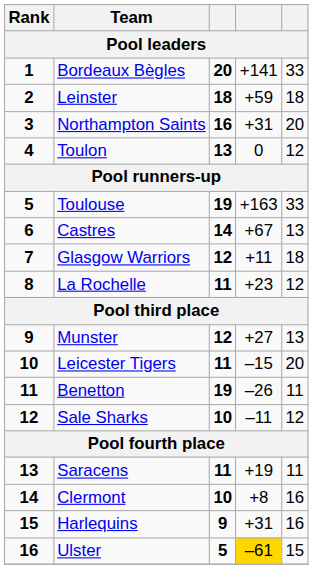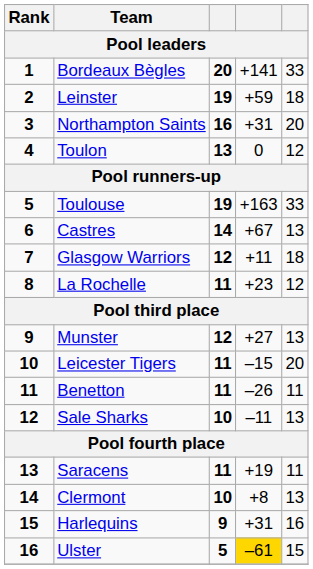(223, 97) 18 -> (223, 97) 19
(223, 390) 19 -> (223, 390) 11
(295, 417) 12 -> (295, 417) 13
(295, 497) 16 -> (295, 497) 13
